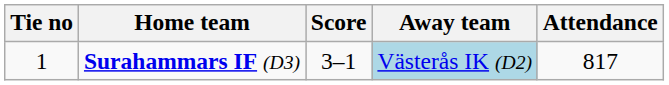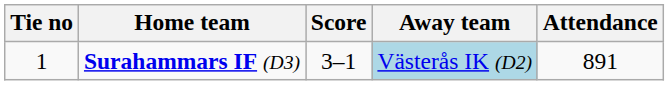(600, 60) 817 -> (600, 60) 891
